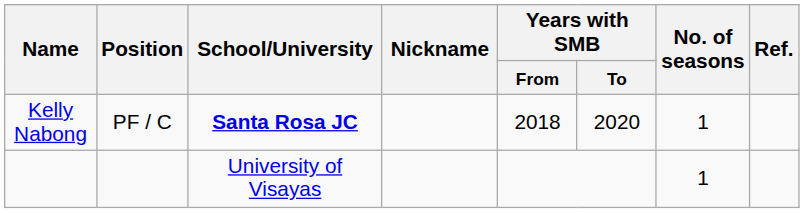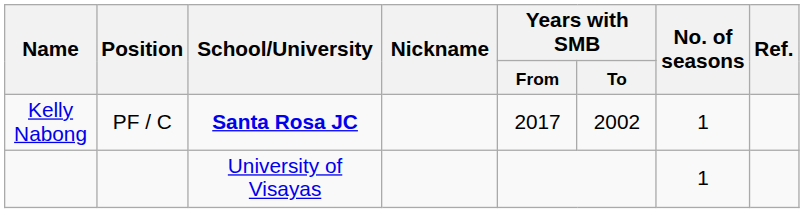(538, 122) 2018 -> (538, 122) 2017
(617, 122) 2020 -> (617, 122) 2002
